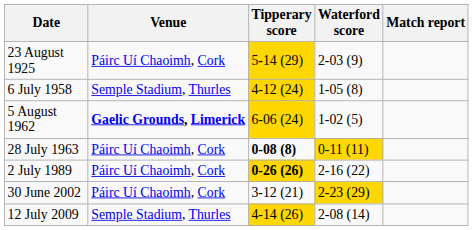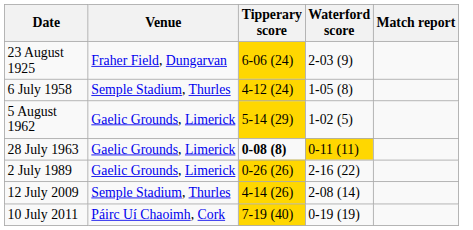(158, 60) Páirc Uí Chaoimh, Cork -> (159, 60) Fraher Field, Dungarvan
(277, 60) 5-14 (29) -> (268, 60) 6-06 (24)
(168, 119) bold -> (163, 119) normal
(277, 119) 6-06 (24) -> (268, 119) 5-14 (29)
(158, 149) Páirc Uí Chaoimh, Cork -> (163, 149) Gaelic Grounds, Limerick
(158, 170) Páirc Uí Chaoimh, Cork -> (163, 170) Gaelic Grounds, Limerick
(277, 170) bold -> (268, 170) normal
- row: (44, 192)
+ row: (43, 214)
